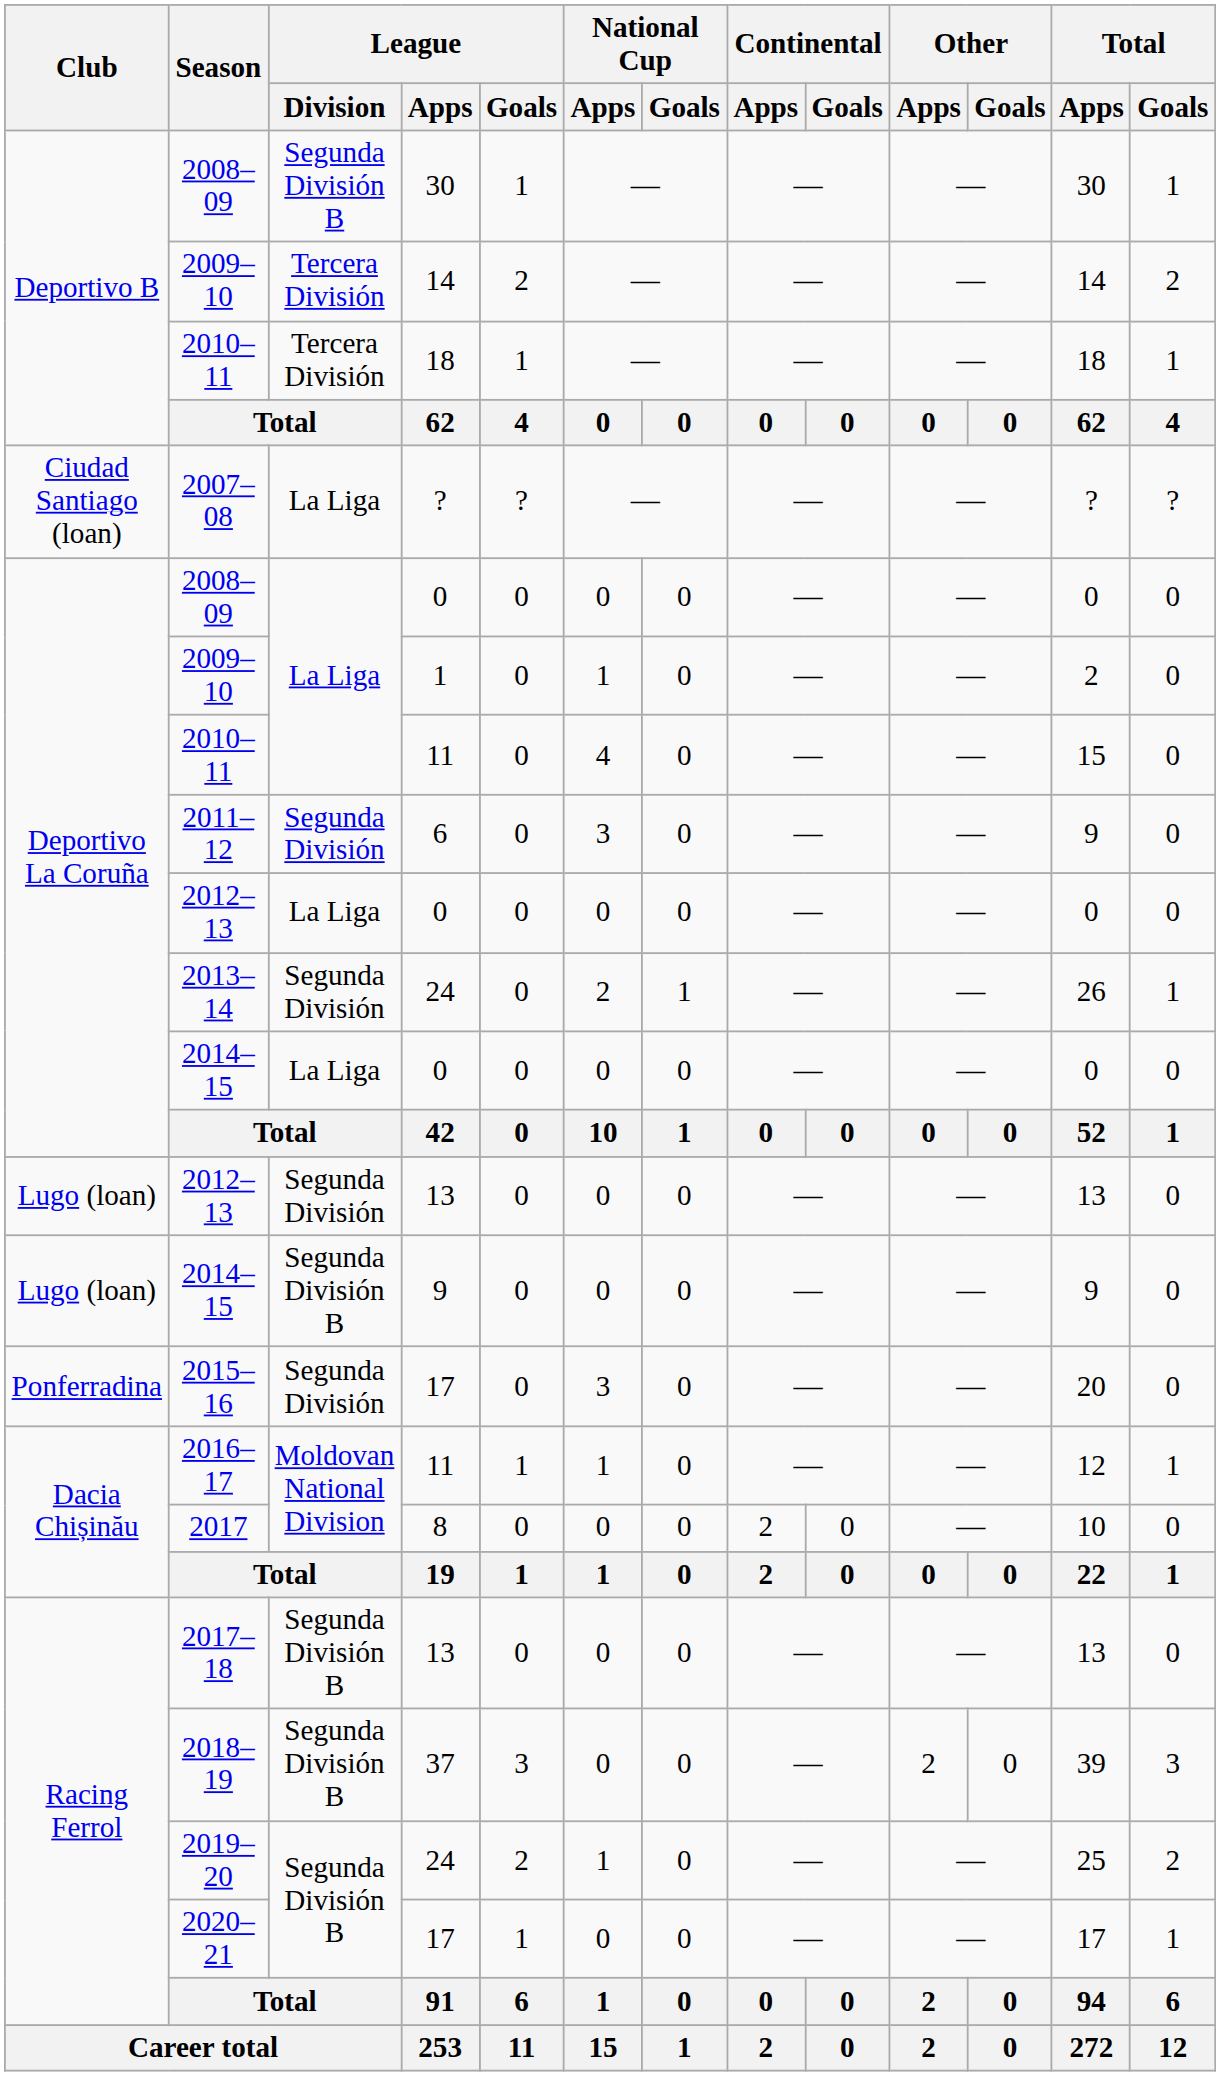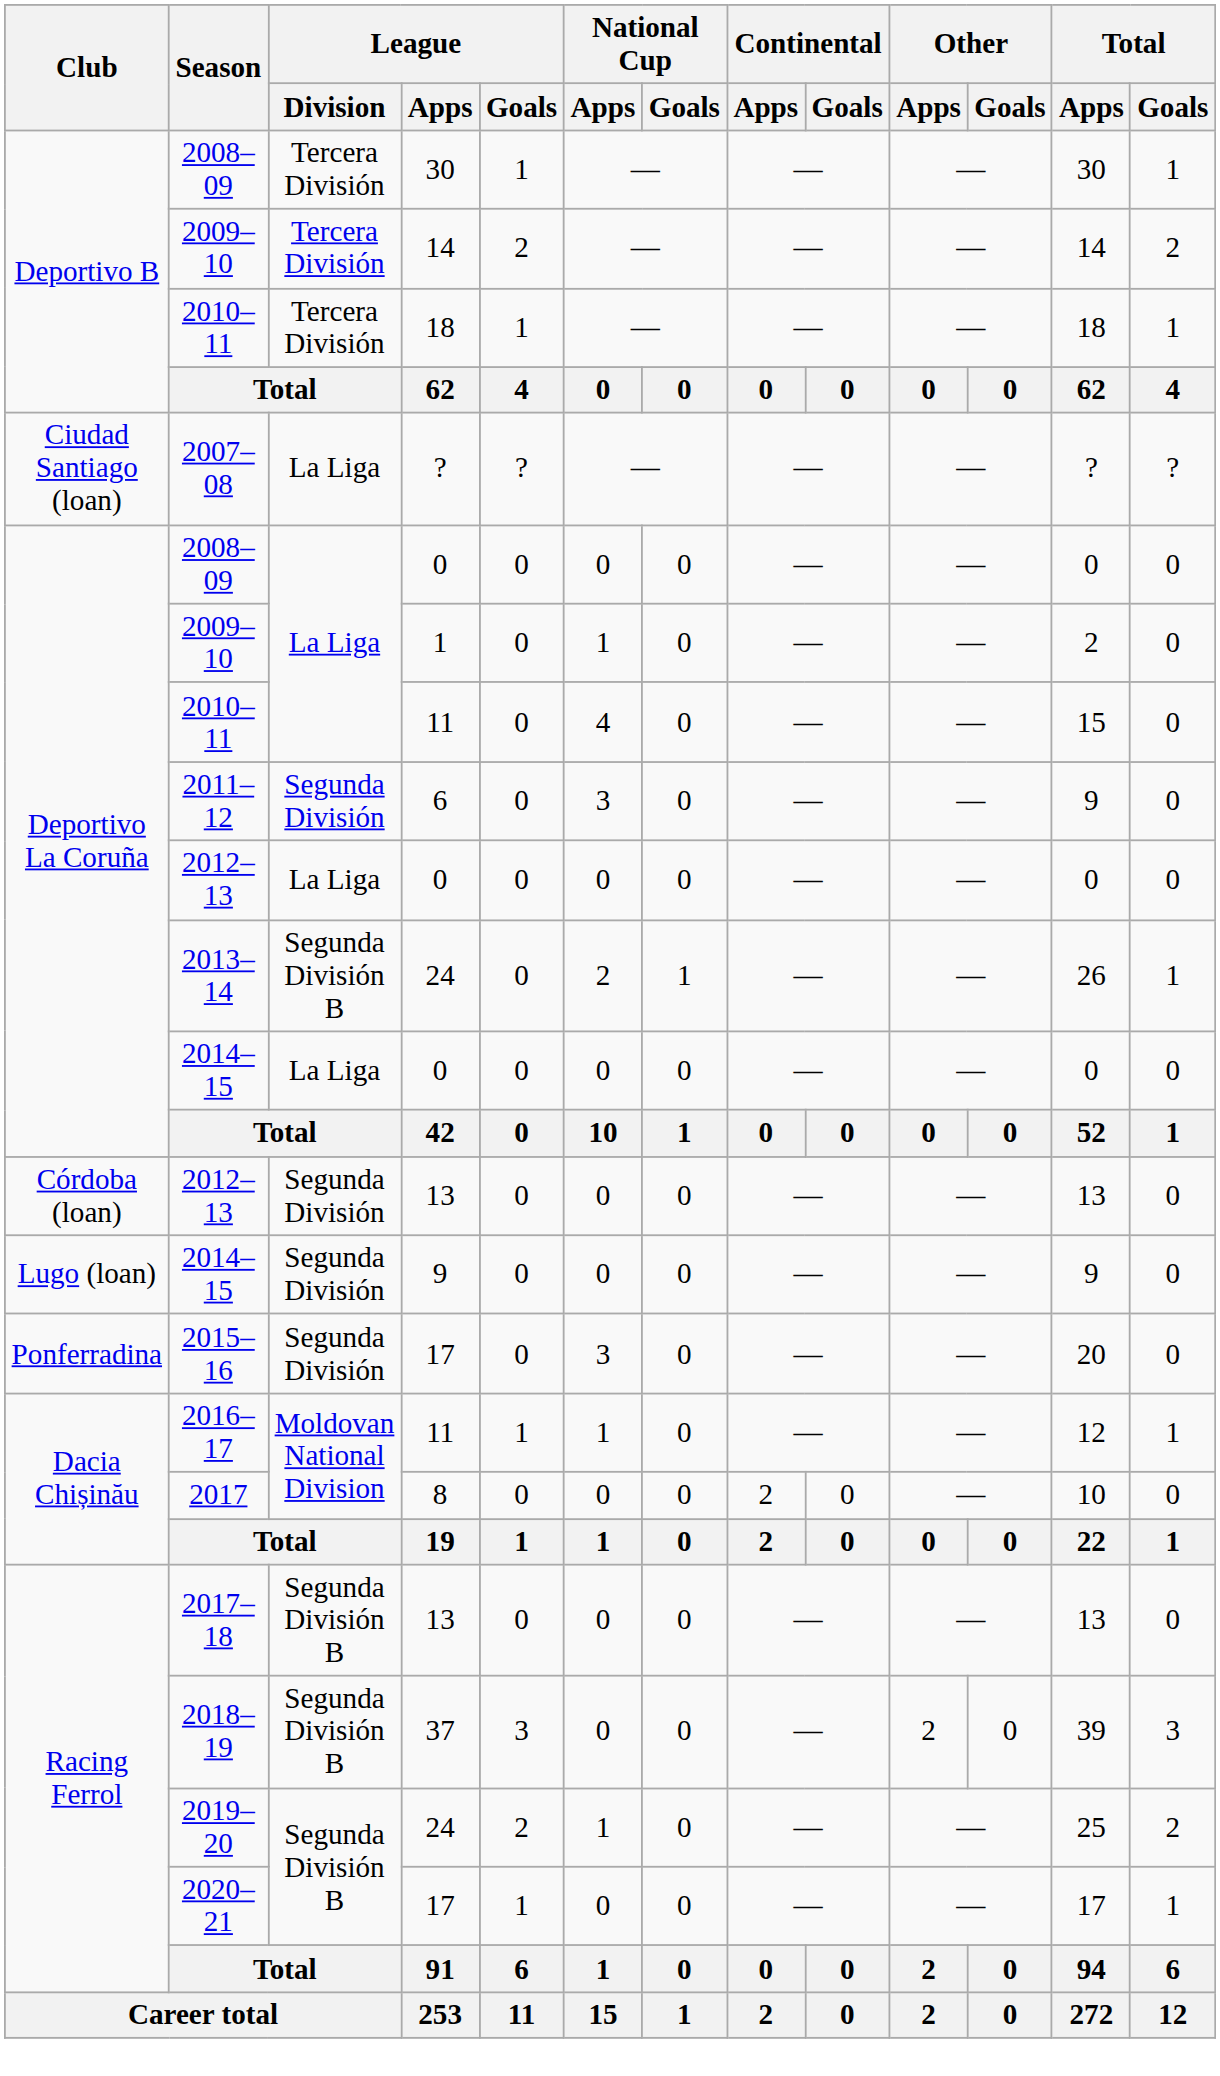(335, 185) Segunda División B -> (335, 169) Tercera División
(335, 991) Segunda División -> (335, 974) Segunda División B
(87, 1195) Lugo (loan) -> (87, 1195) Córdoba (loan)
(335, 1290) Segunda División B -> (335, 1274) Segunda División
